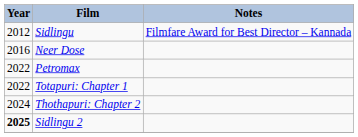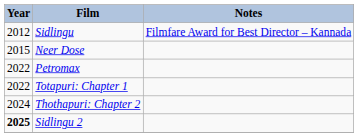(19, 50) 2016 -> (19, 50) 2015
